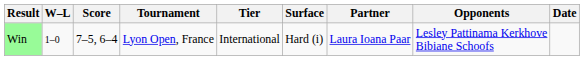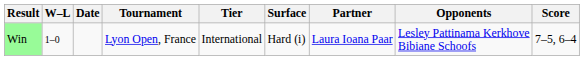columns swapped: (565, 13) <-> (97, 13)
